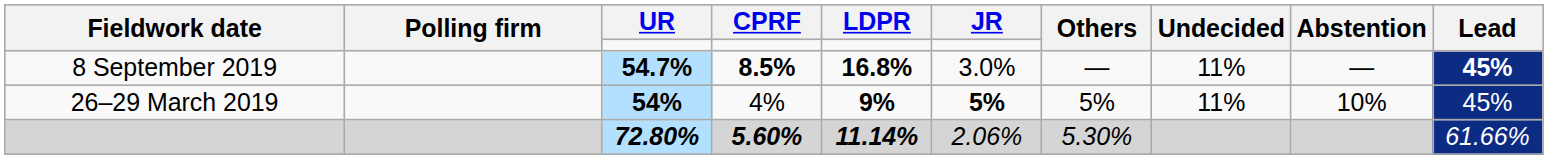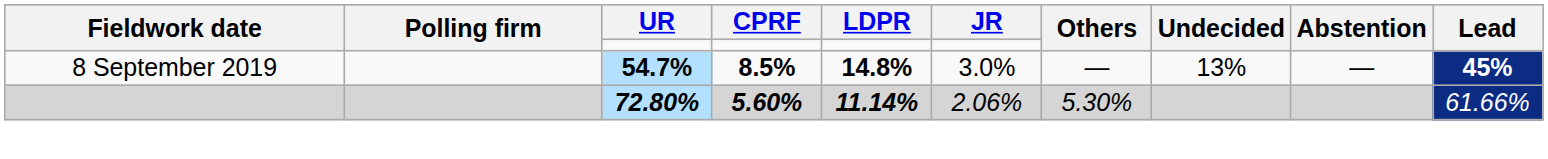(877, 68) 16.8% -> (877, 68) 14.8%
(1221, 68) 11% -> (1221, 68) 13%
- row: (175, 102)
